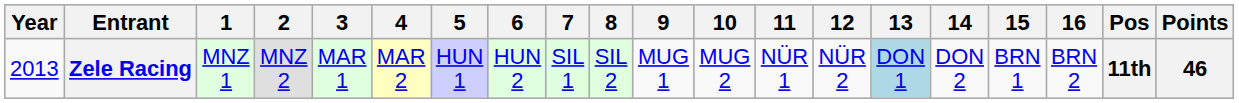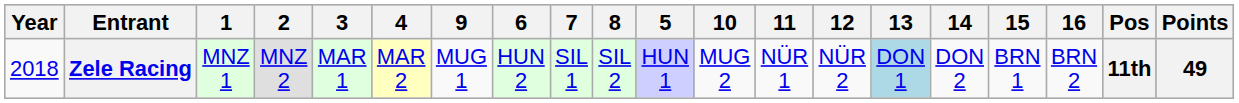columns swapped: (460, 22) <-> (663, 22)
(34, 68) 2013 -> (34, 68) 2018
(1195, 68) 46 -> (1195, 68) 49
